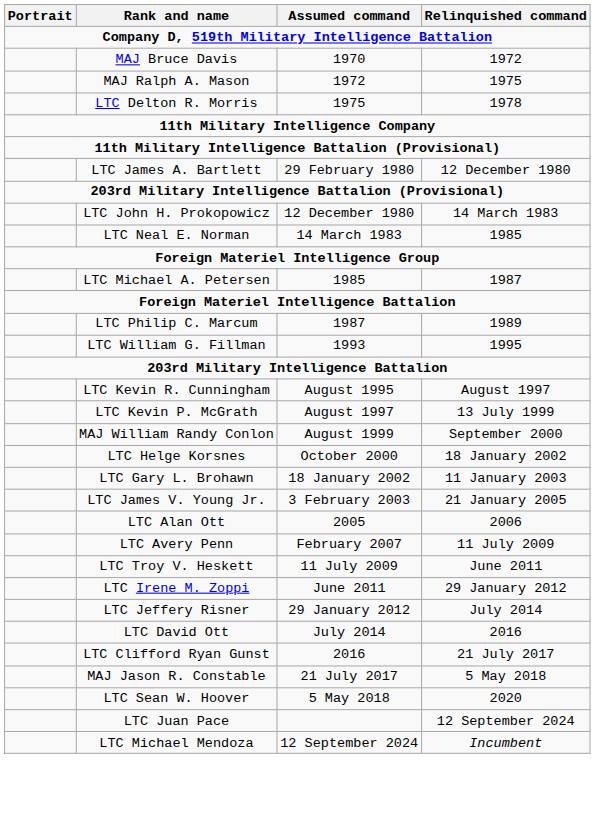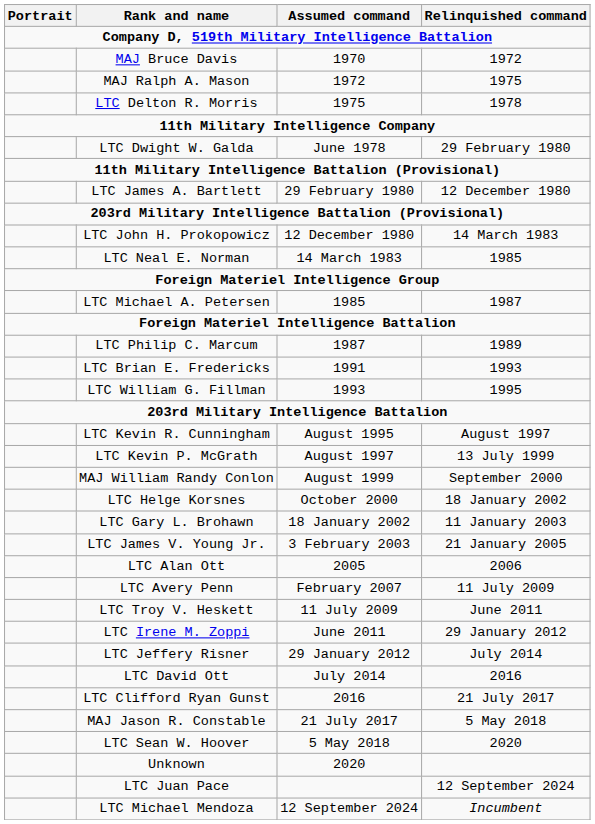+ row: (176, 148)
+ row: (176, 368)
+ row: (176, 765)
